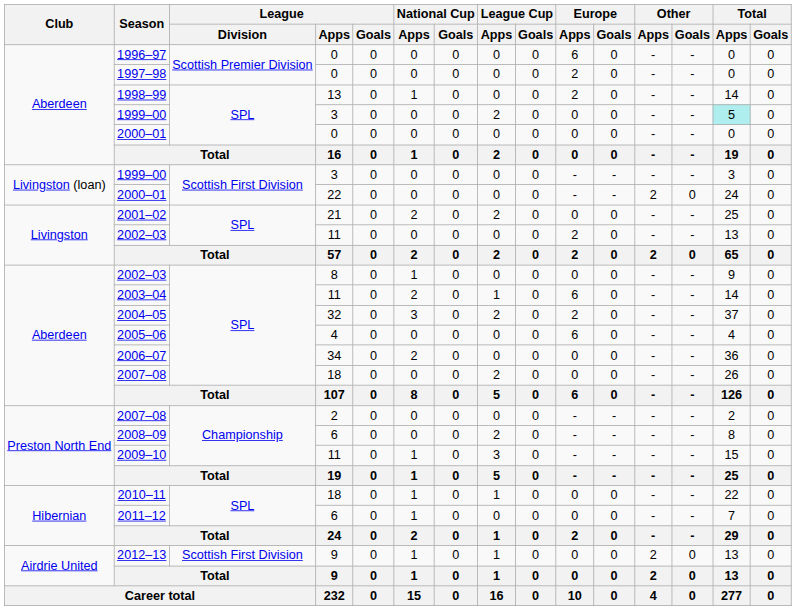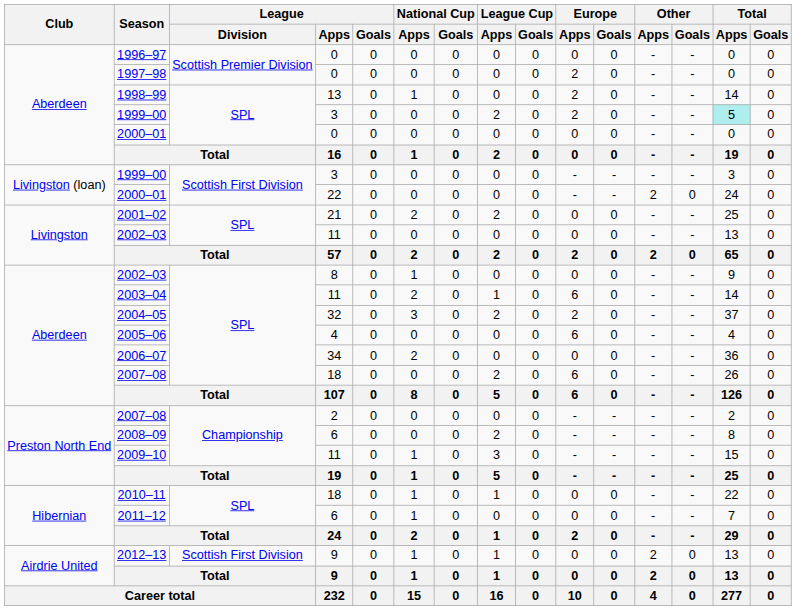(575, 54) 6 -> (575, 54) 0
(575, 114) 0 -> (575, 114) 2
(575, 235) 2 -> (575, 235) 0
(575, 375) 0 -> (575, 375) 6
